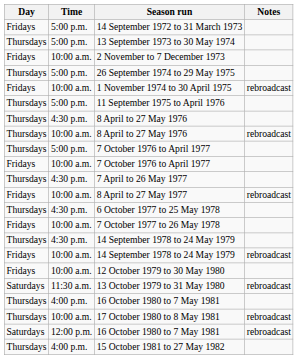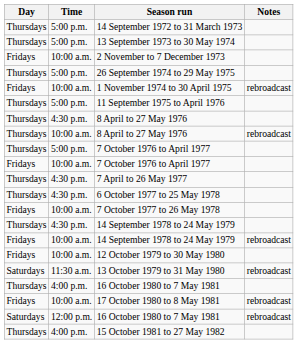(21, 27) Fridays -> (27, 27) Thursdays
- row: (71, 194)
(27, 316) Thursdays -> (21, 301) Fridays
